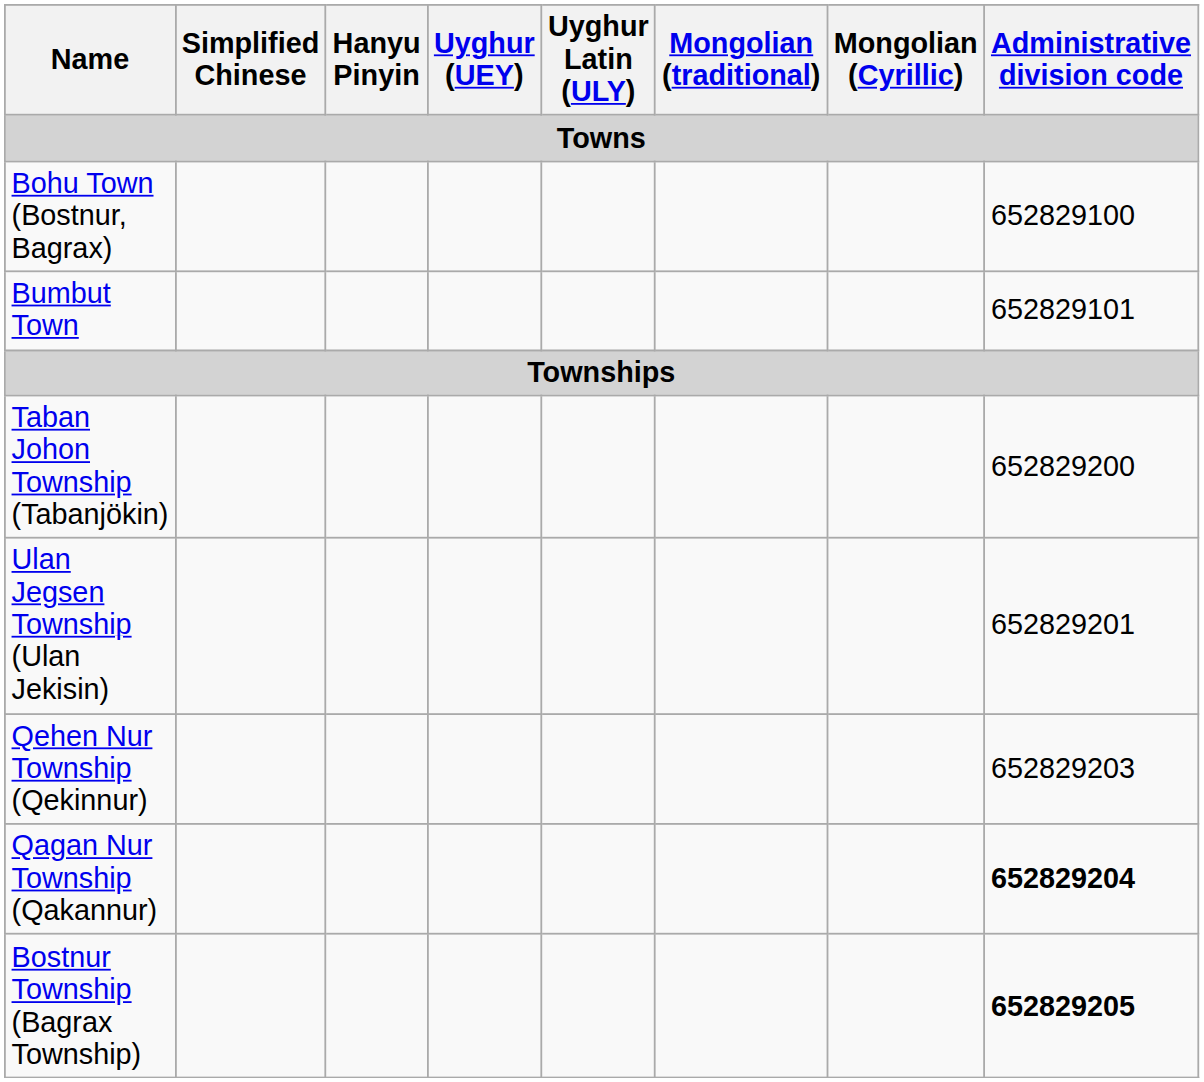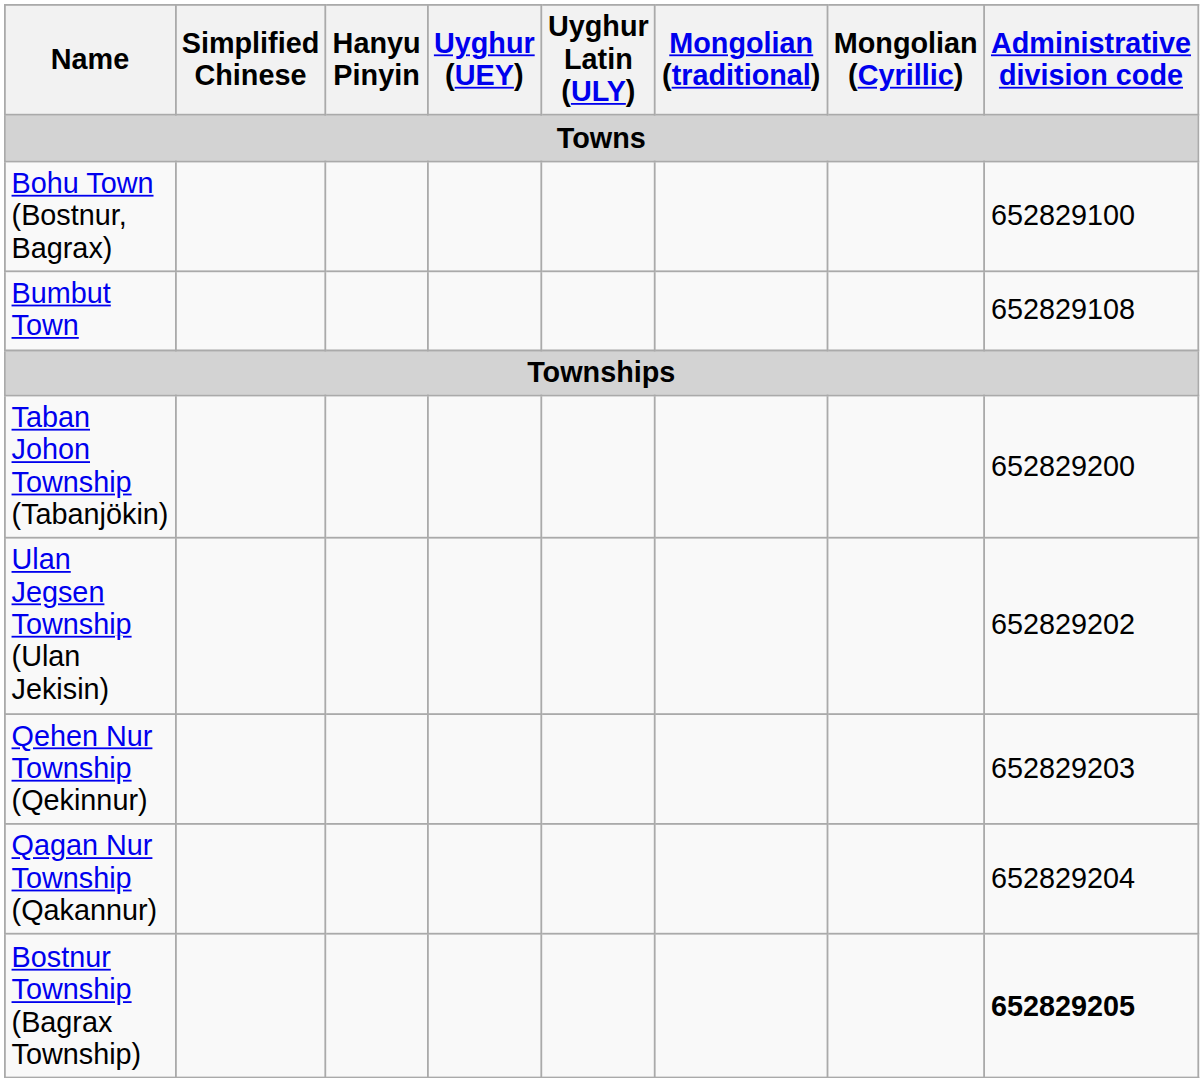(1063, 310) 652829101 -> (1063, 310) 652829108
(1063, 625) 652829201 -> (1063, 625) 652829202
(1063, 878) bold -> (1063, 878) normal
